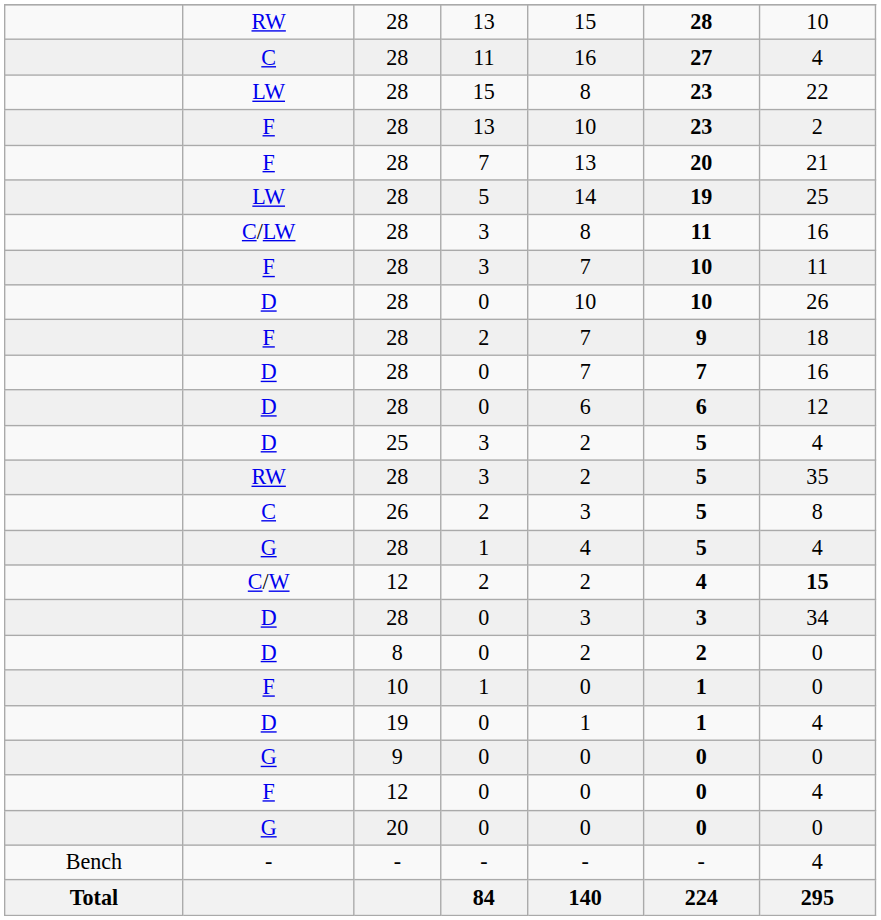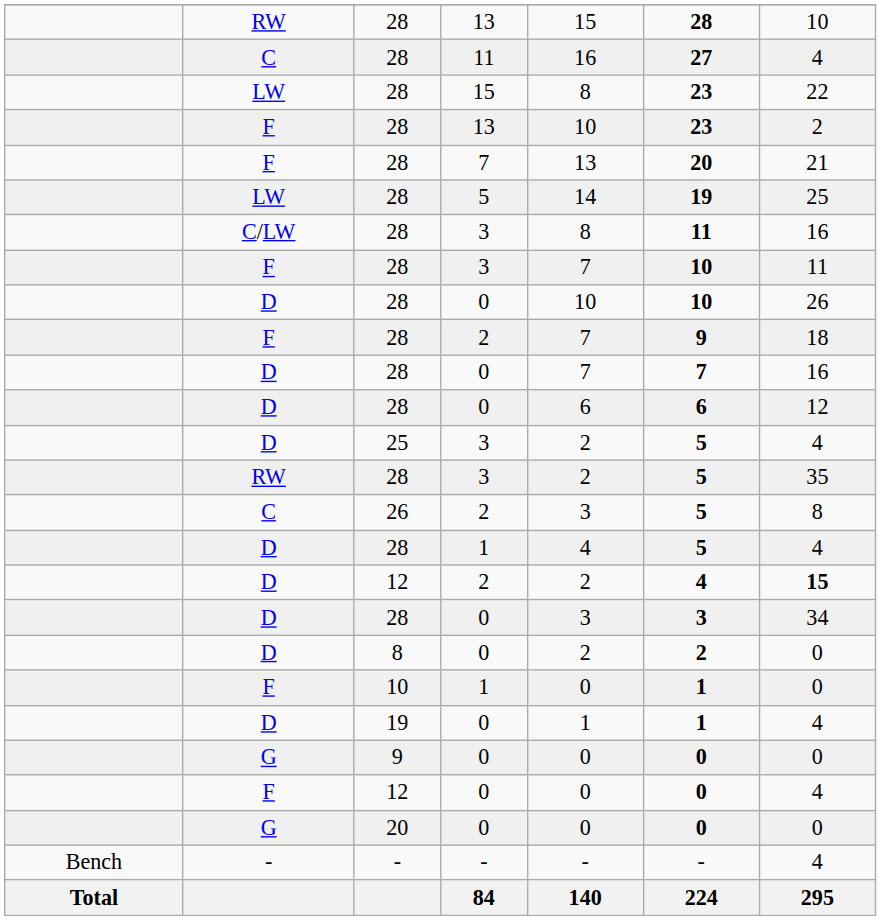(269, 547) G -> (269, 547) D
(269, 582) C/W -> (269, 582) D
